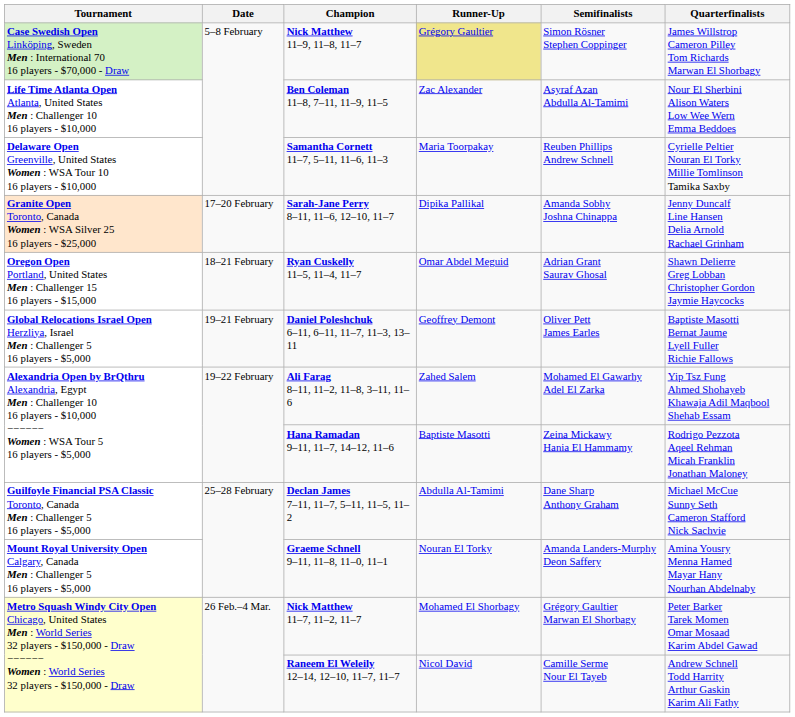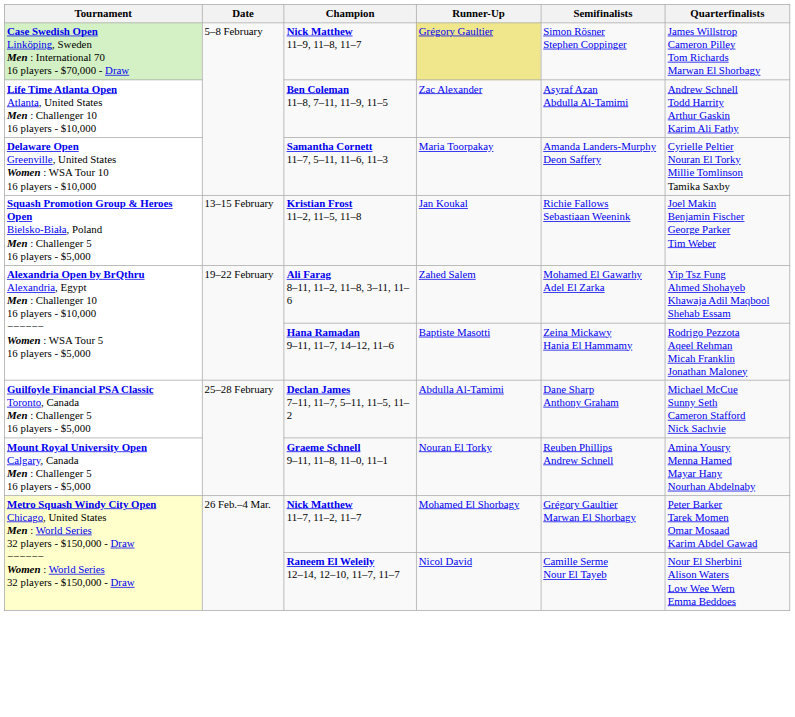(705, 108) Nour El Sherbini Alison Waters Low Wee Wern Emma Beddoes -> (703, 108) Andrew Schnell Todd Harrity Arthur Gaskin Karim Ali Fathy
(578, 153) Reuben Phillips Andrew Schnell -> (600, 153) Amanda Landers-Murphy Deon Saffery
+ row: (324, 210)
- row: (340, 210)
- row: (324, 268)
- row: (348, 332)
(600, 555) Amanda Landers-Murphy Deon Saffery -> (578, 453) Reuben Phillips Andrew Schnell
(703, 683) Andrew Schnell Todd Harrity Arthur Gaskin Karim Ali Fathy -> (705, 581) Nour El Sherbini Alison Waters Low Wee Wern Emma Beddoes
